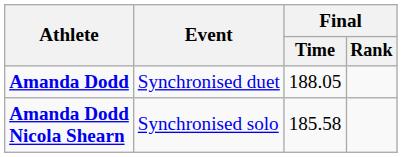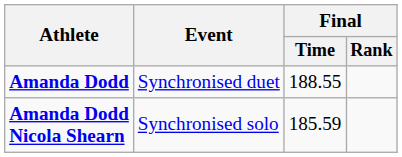(315, 82) 188.05 -> (315, 82) 188.55
(315, 125) 185.58 -> (315, 125) 185.59
